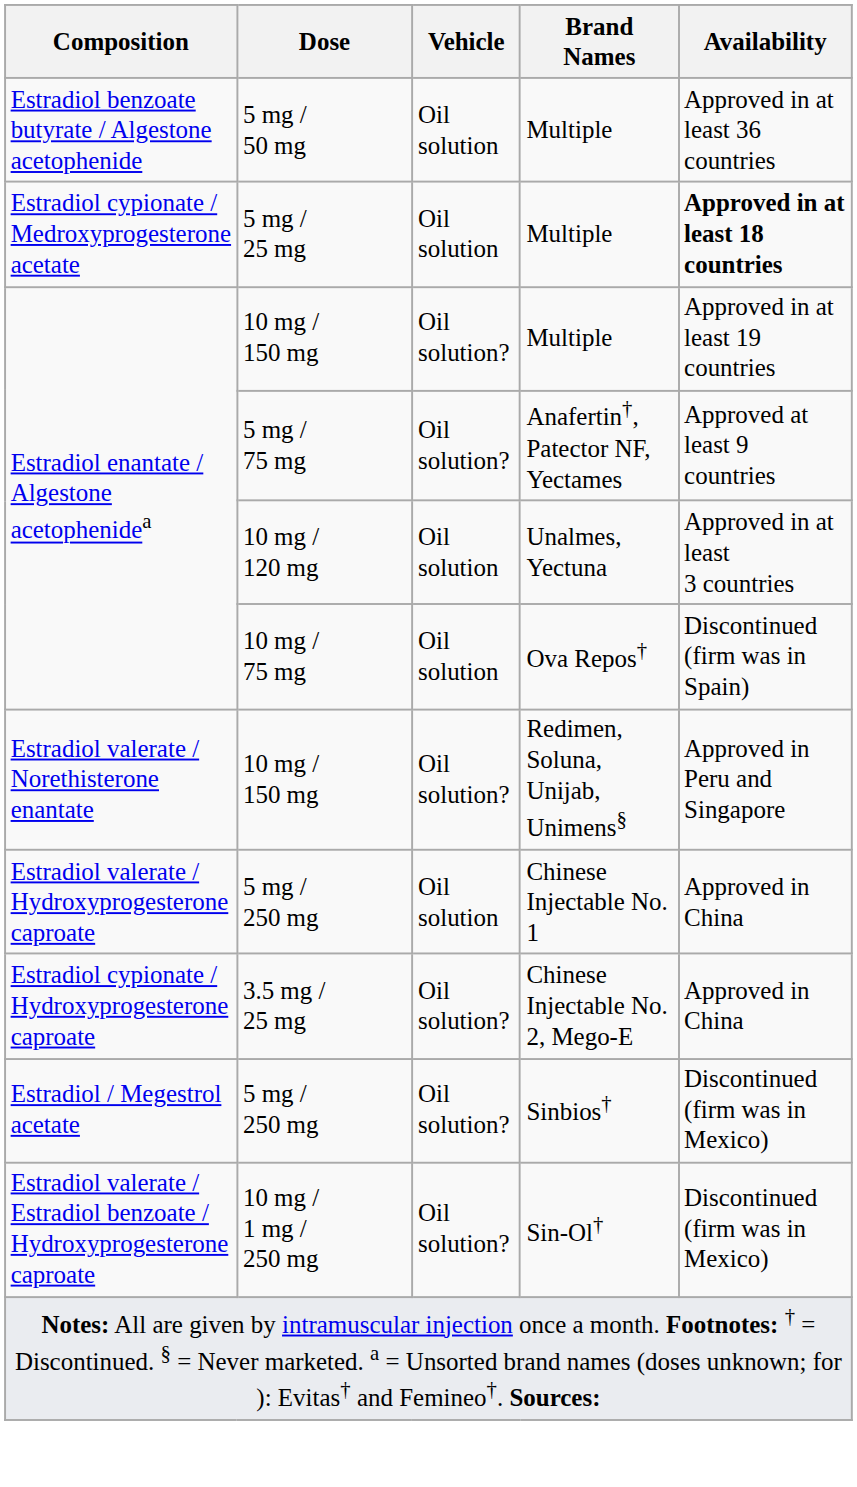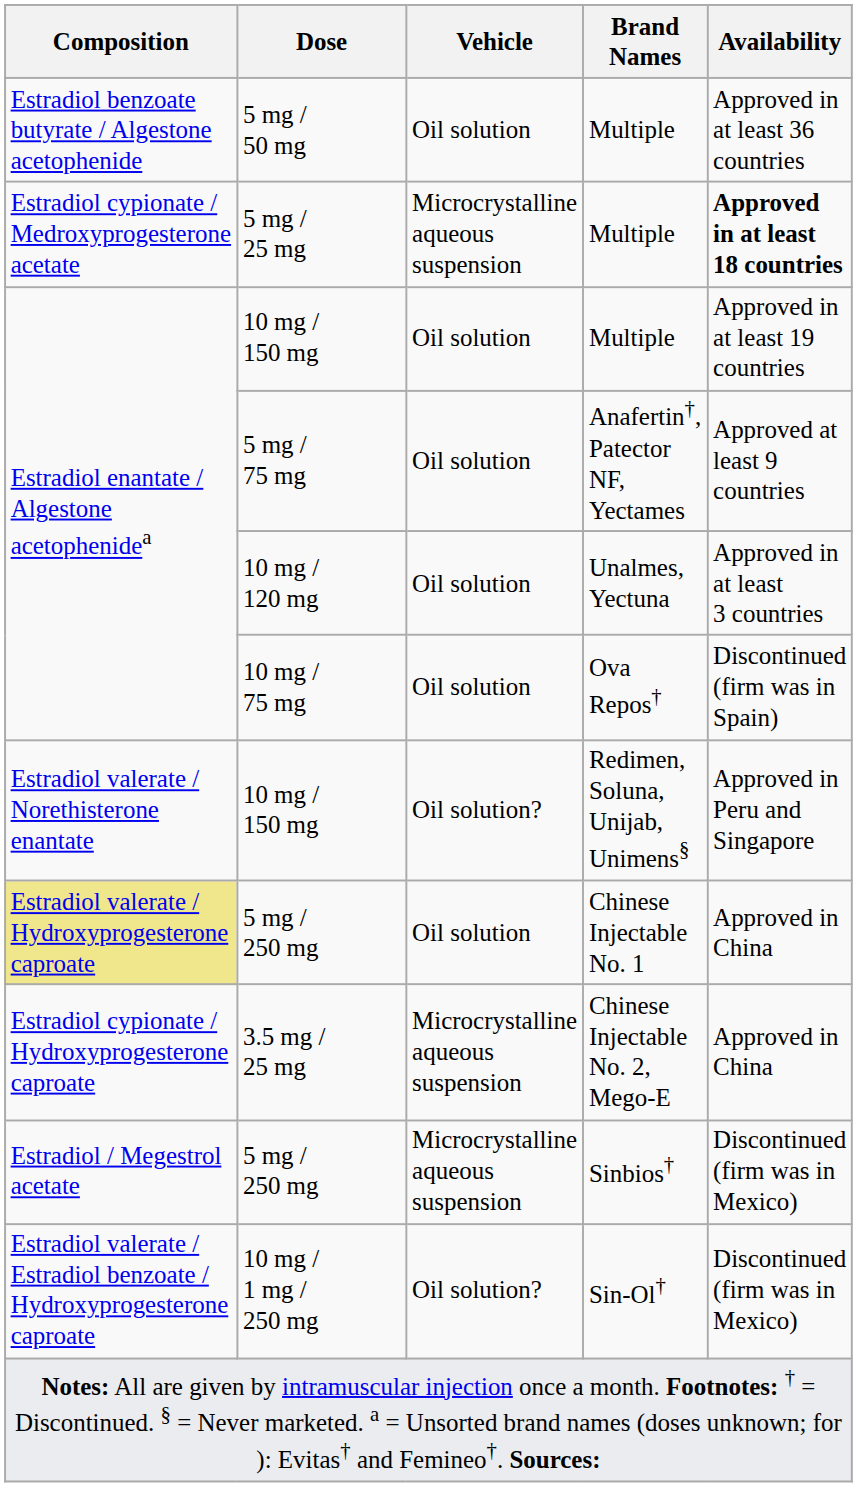(458, 233) Oil solution -> (495, 233) Microcrystalline aqueous suspension
(464, 337) Oil solution? -> (471, 337) Oil solution
(464, 445) Oil solution? -> (471, 460) Oil solution
(119, 901) no background -> (119, 932) khaki background
(464, 1005) Oil solution? -> (495, 1051) Microcrystalline aqueous suspension
(464, 1109) Oil solution? -> (495, 1171) Microcrystalline aqueous suspension
